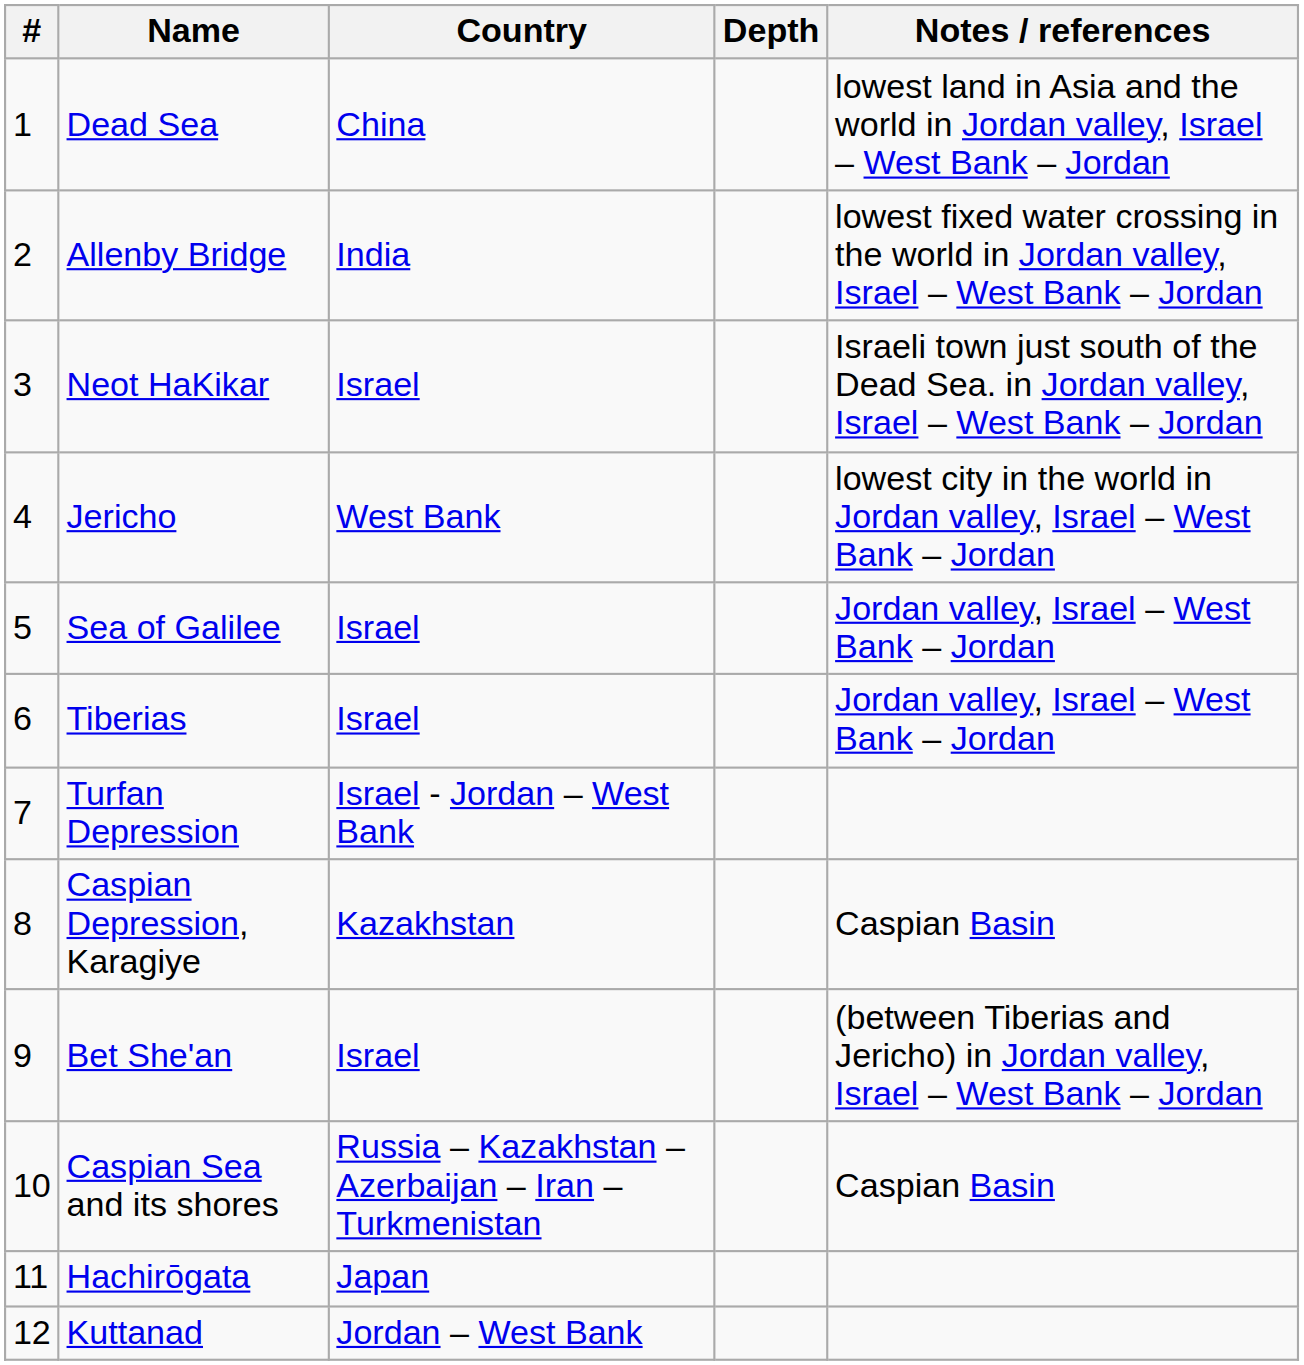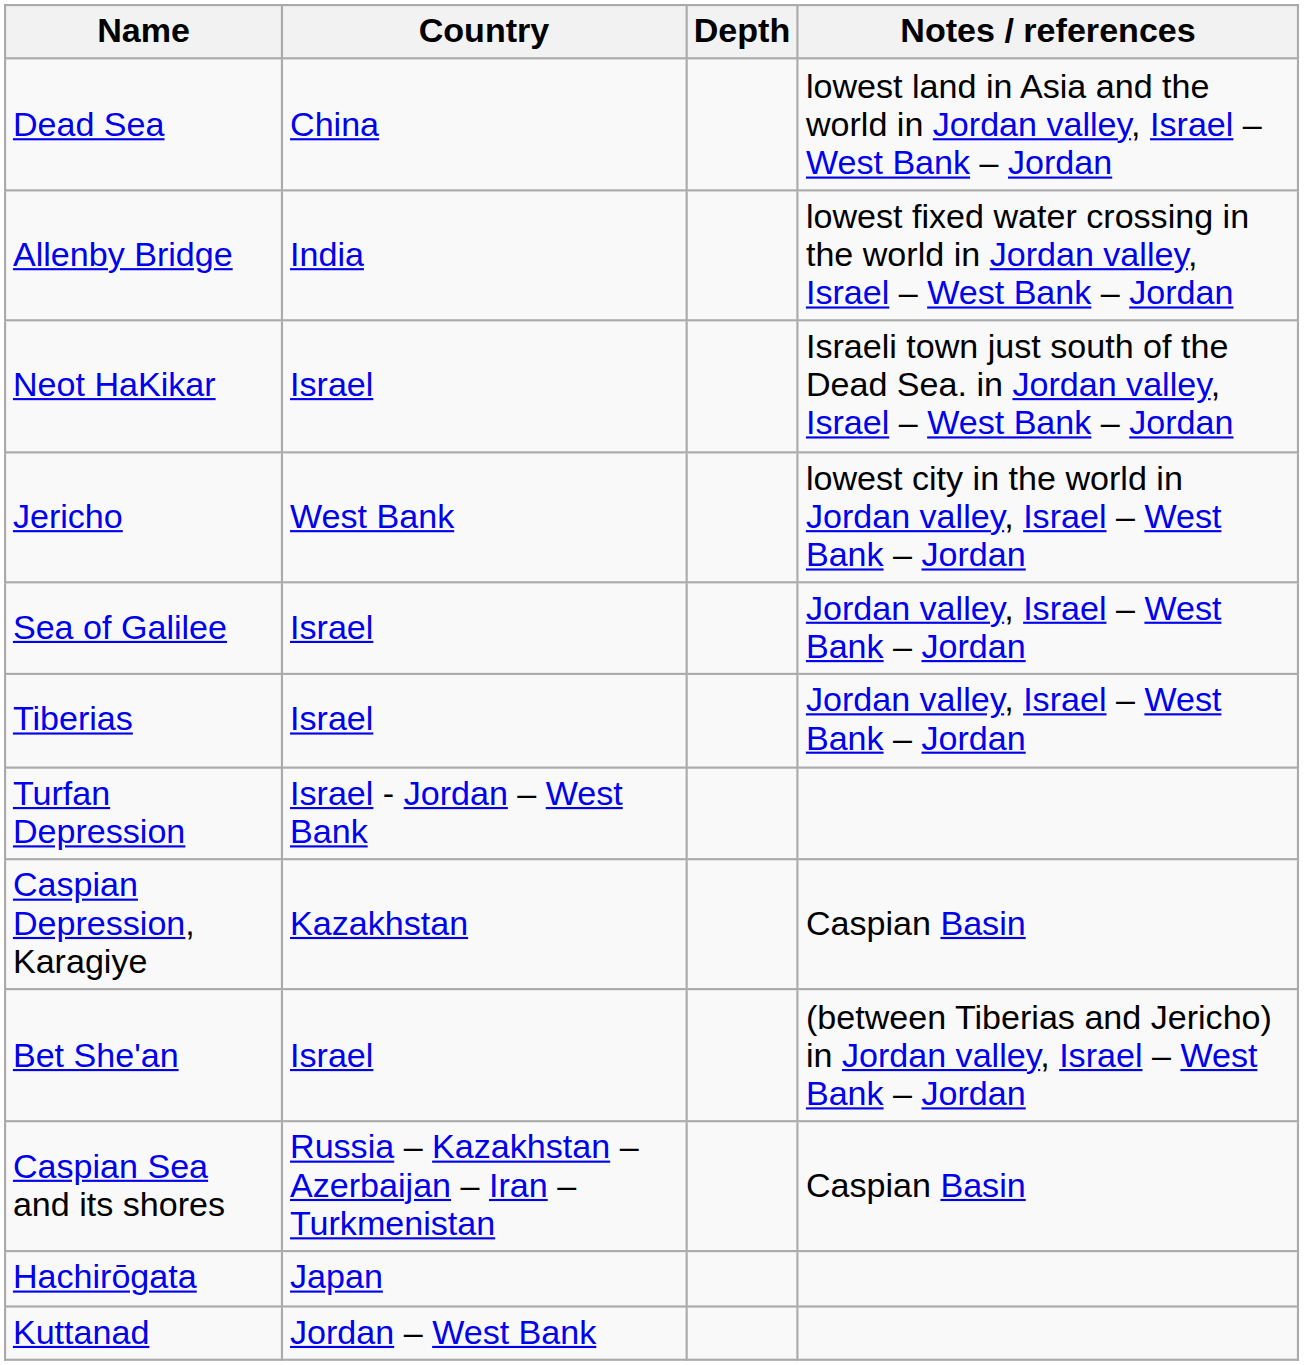- column: (32, 31)
